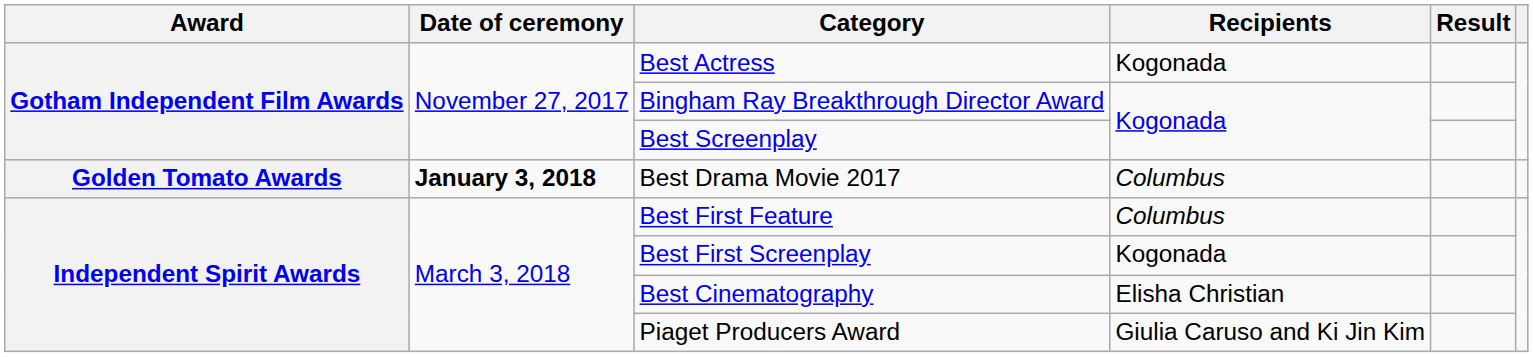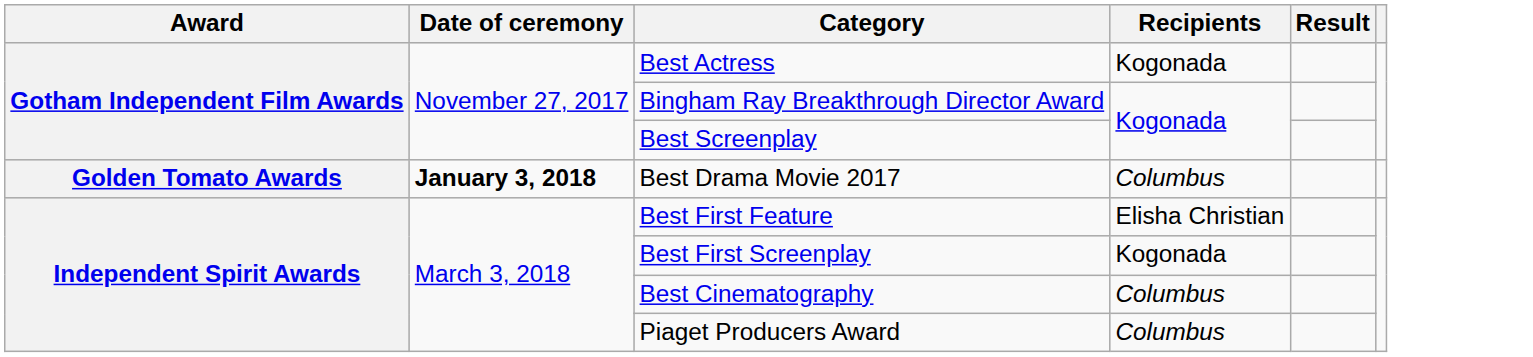(1170, 216) Columbus -> (1200, 216) Elisha Christian
(1200, 293) Elisha Christian -> (1170, 293) Columbus
(1270, 332) Giulia Caruso and Ki Jin Kim -> (1170, 332) Columbus
